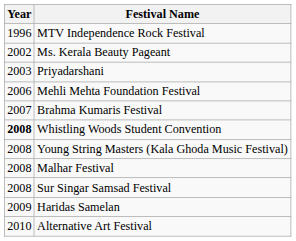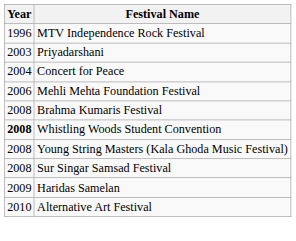- row: (104, 52)
+ row: (81, 71)
(19, 110) 2007 -> (19, 110) 2008
- row: (75, 168)
